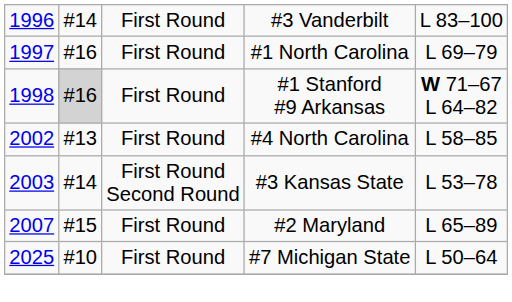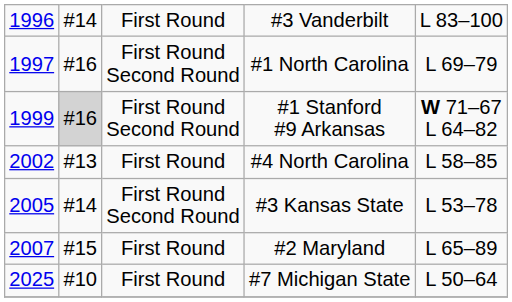(173, 52) First Round -> (173, 63) First Round Second Round
(32, 95) 1998 -> (32, 118) 1999
(173, 95) First Round -> (173, 118) First Round Second Round
(32, 182) 2003 -> (32, 205) 2005
